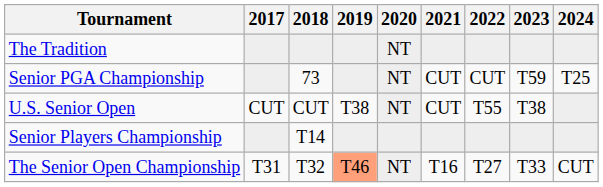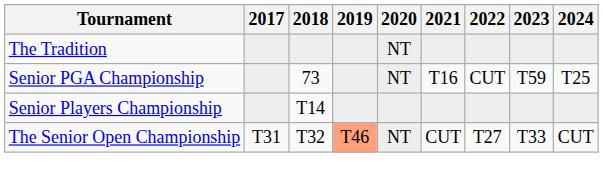(443, 78) CUT -> (443, 78) T16
- row: (72, 108)
(443, 167) T16 -> (443, 137) CUT
